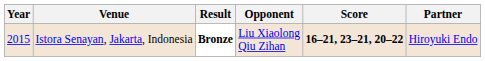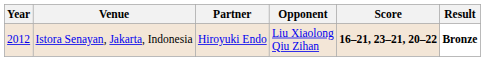columns swapped: (443, 14) <-> (215, 14)
(19, 40) 2015 -> (19, 40) 2012
